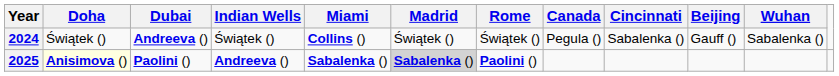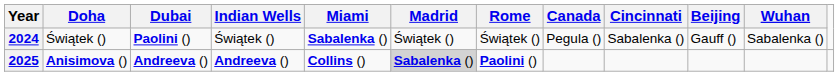(171, 39) Andreeva () -> (162, 39) Paolini ()
(337, 39) Collins () -> (348, 39) Sabalenka ()
(87, 61) lightyellow background -> (87, 61) no background
(162, 61) Paolini () -> (171, 61) Andreeva ()
(348, 61) Sabalenka () -> (337, 61) Collins ()
